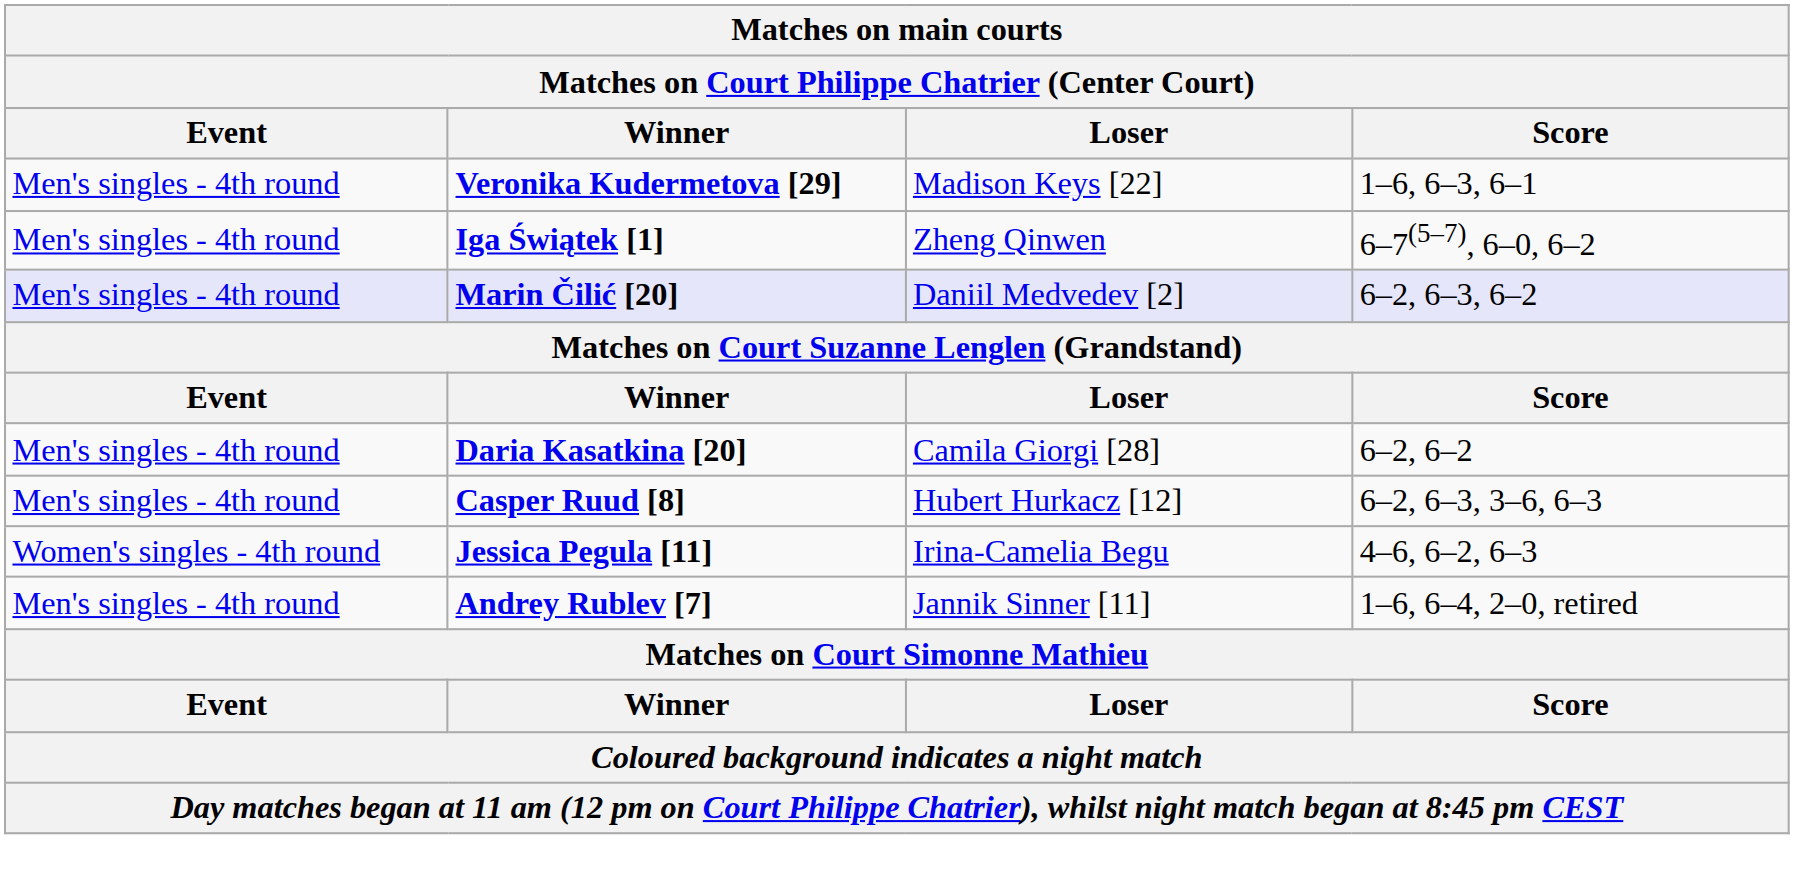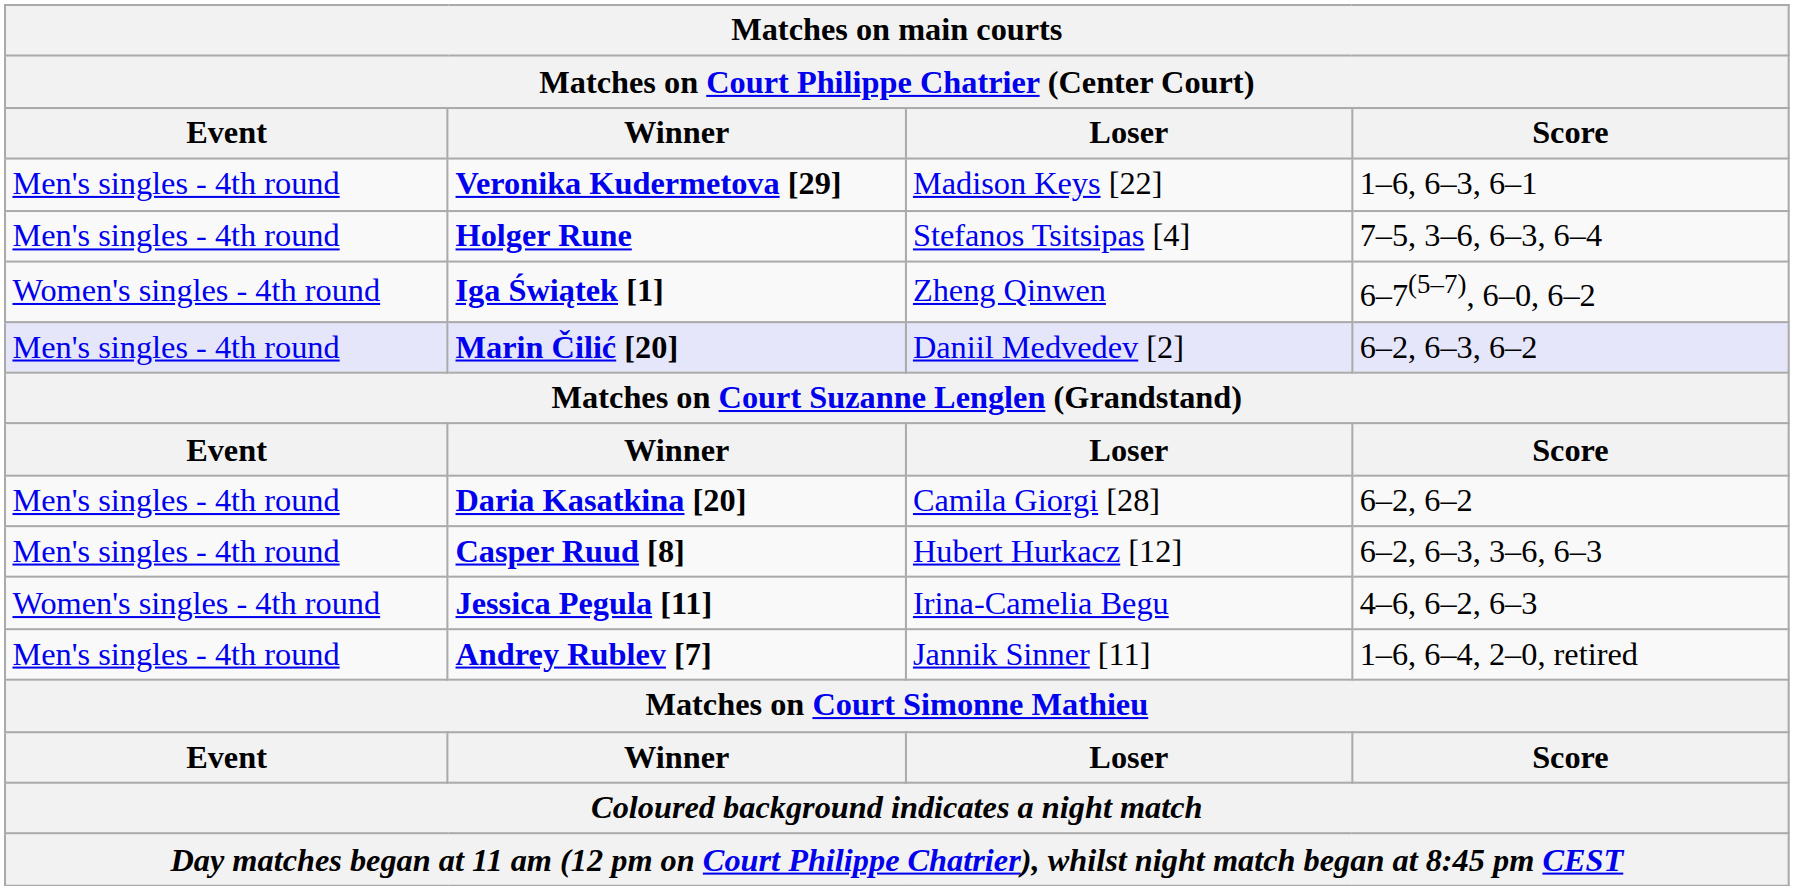+ row: (544, 235)
(176, 239) Men's singles - 4th round -> (196, 290) Women's singles - 4th round
